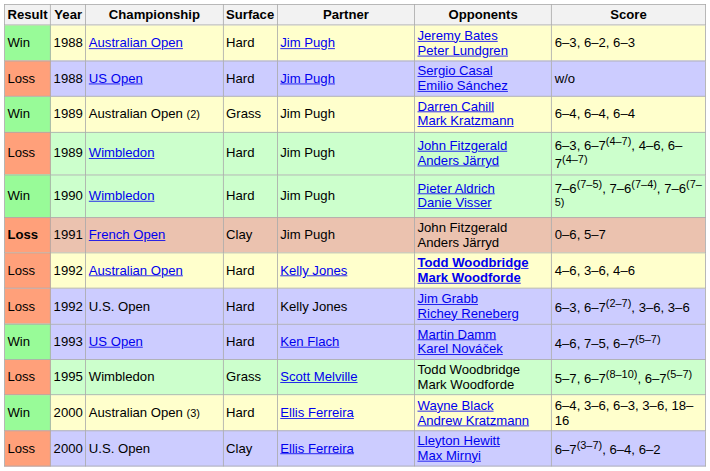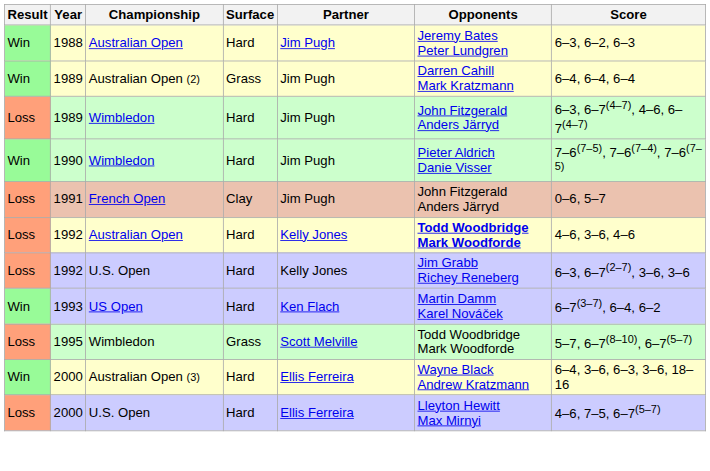- row: (68, 78)
(23, 235) bold -> (21, 199) normal
(608, 341) 4–6, 7–5, 6–7(5–7) -> (608, 306) 6–7(3–7), 6–4, 6–2
(239, 448) Clay -> (240, 412) Hard
(608, 448) 6–7(3–7), 6–4, 6–2 -> (608, 412) 4–6, 7–5, 6–7(5–7)
